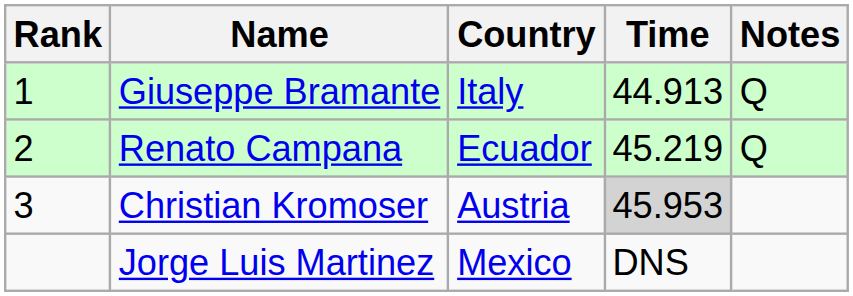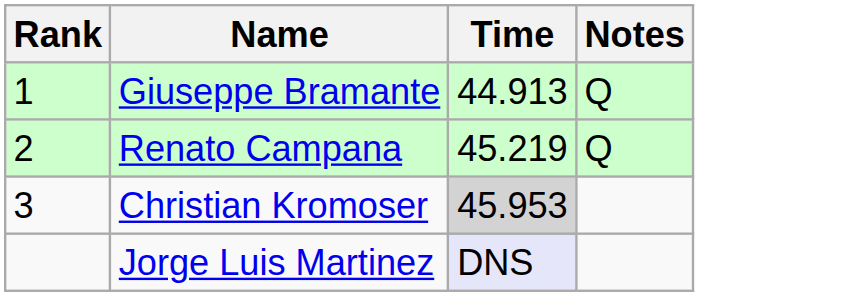- column: (526, 34)
(651, 263) no background -> (495, 263) lavender background
